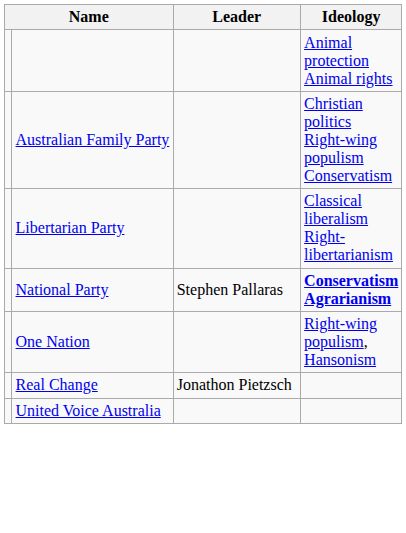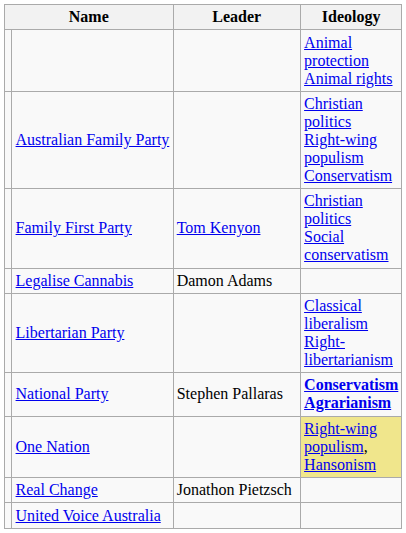+ row: (74, 228)
+ row: (74, 280)
(341, 342) no background -> (341, 446) khaki background
